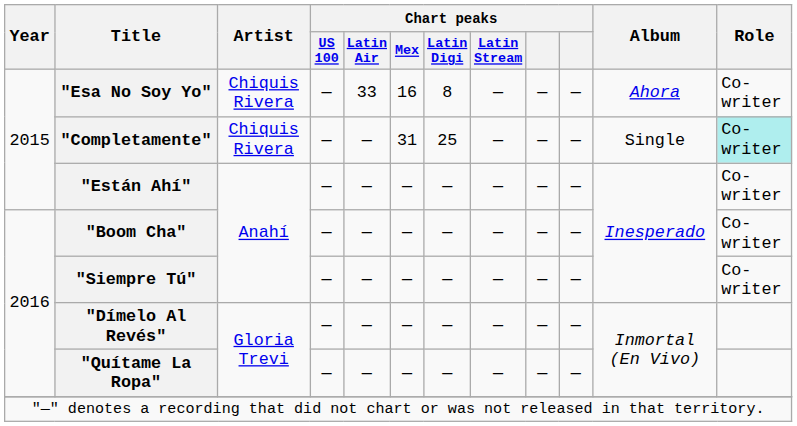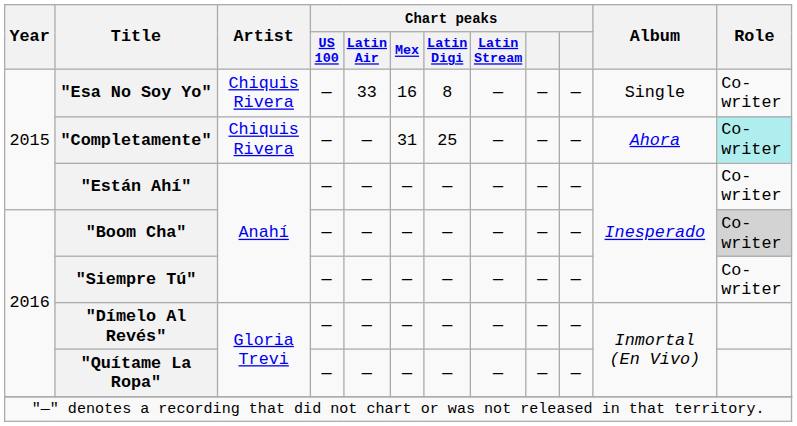(655, 93) Ahora -> (655, 93) Single
(655, 140) Single -> (655, 140) Ahora
(751, 233) no background -> (751, 233) lightgrey background
